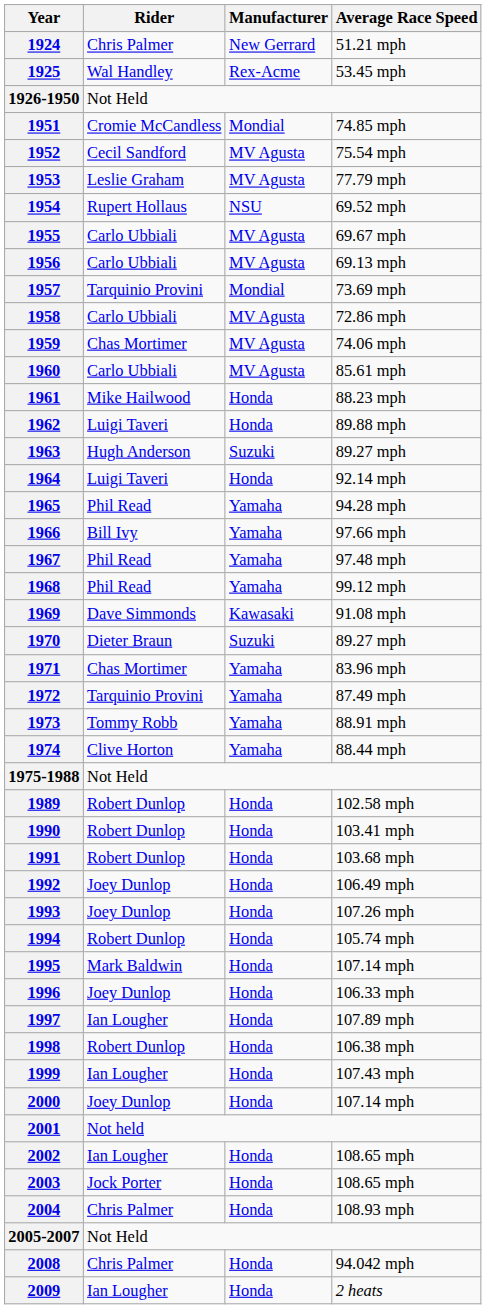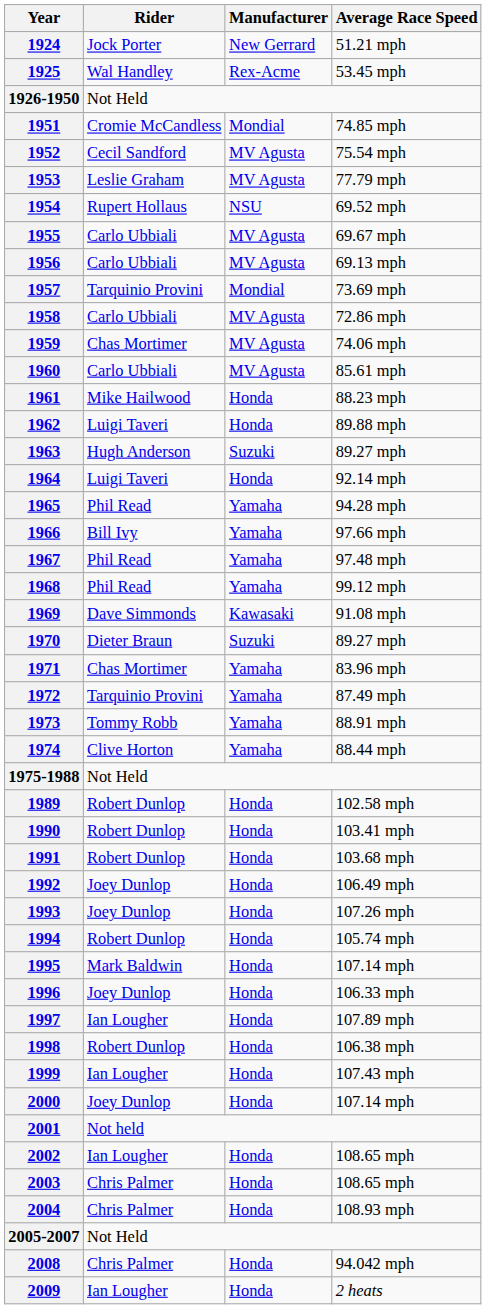(130, 45) Chris Palmer -> (124, 45) Jock Porter
(124, 1182) Jock Porter -> (130, 1182) Chris Palmer
